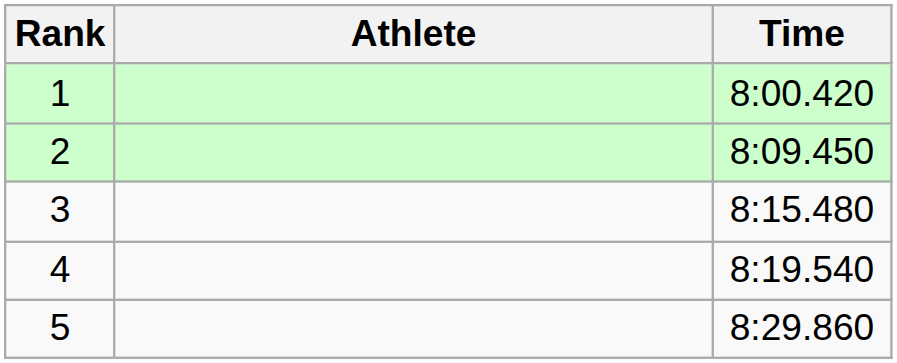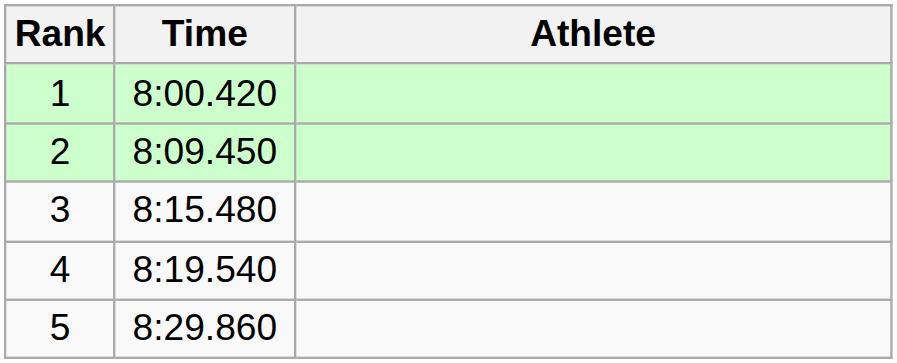columns swapped: (414, 33) <-> (802, 33)
